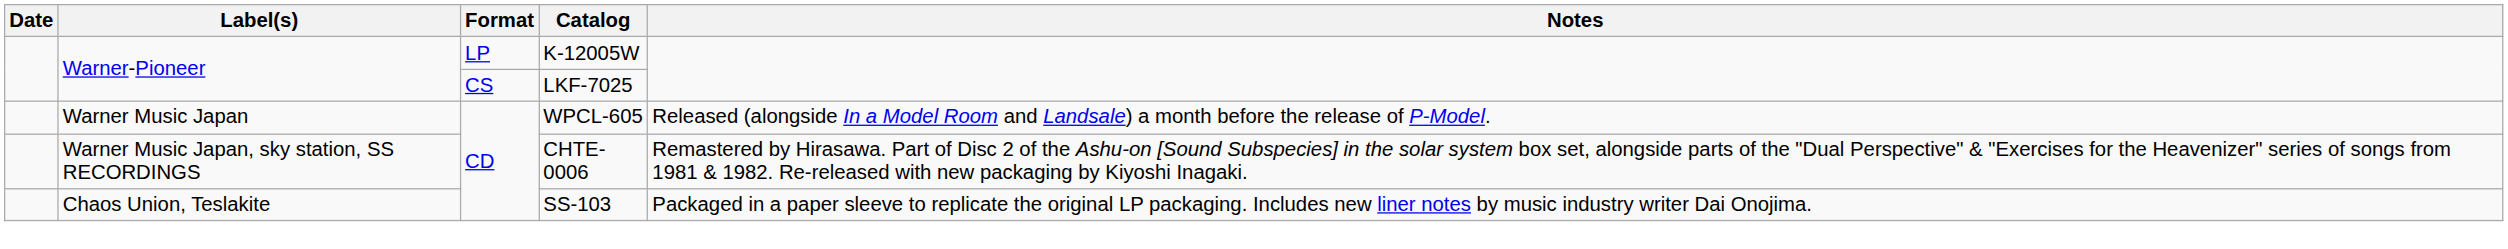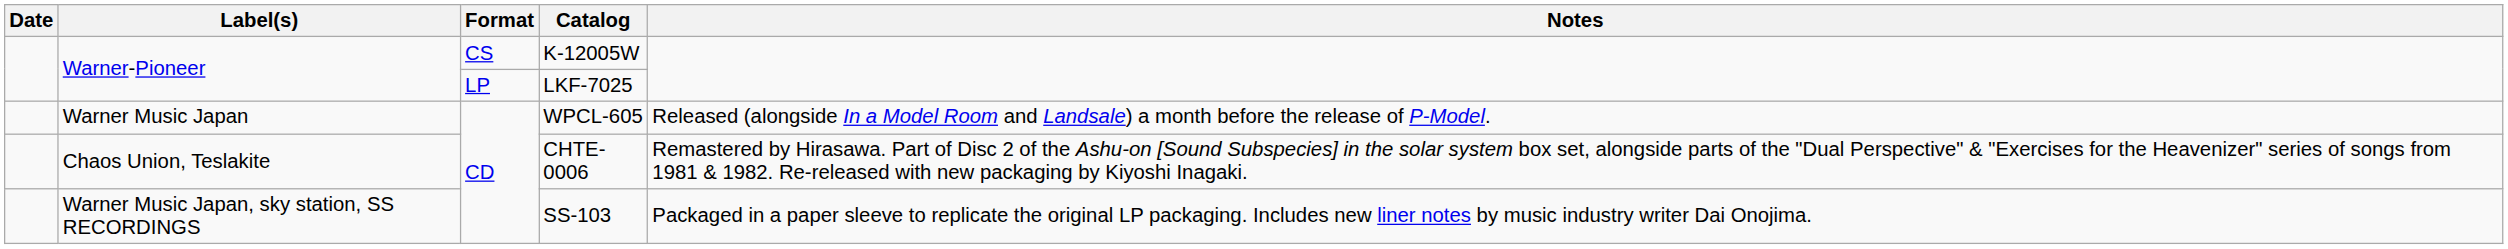(478, 52) LP -> (479, 52) CS
(479, 85) CS -> (478, 85) LP
(228, 160) Warner Music Japan, sky station, SS RECORDINGS -> (166, 160) Chaos Union, Teslakite
(166, 204) Chaos Union, Teslakite -> (228, 216) Warner Music Japan, sky station, SS RECORDINGS
